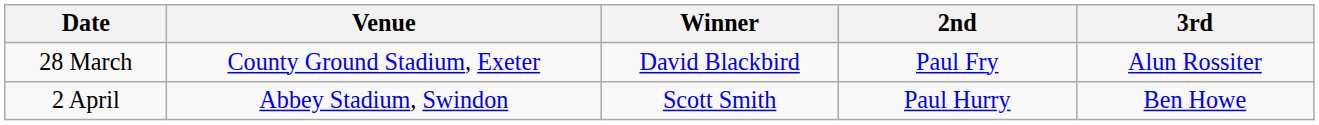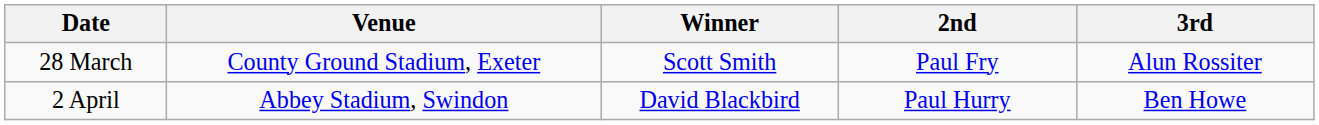(720, 61) David Blackbird -> (720, 61) Scott Smith
(720, 100) Scott Smith -> (720, 100) David Blackbird
